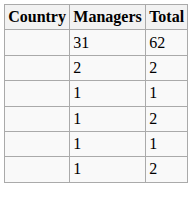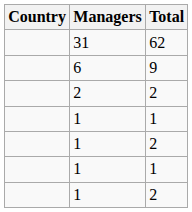+ row: (77, 67)
